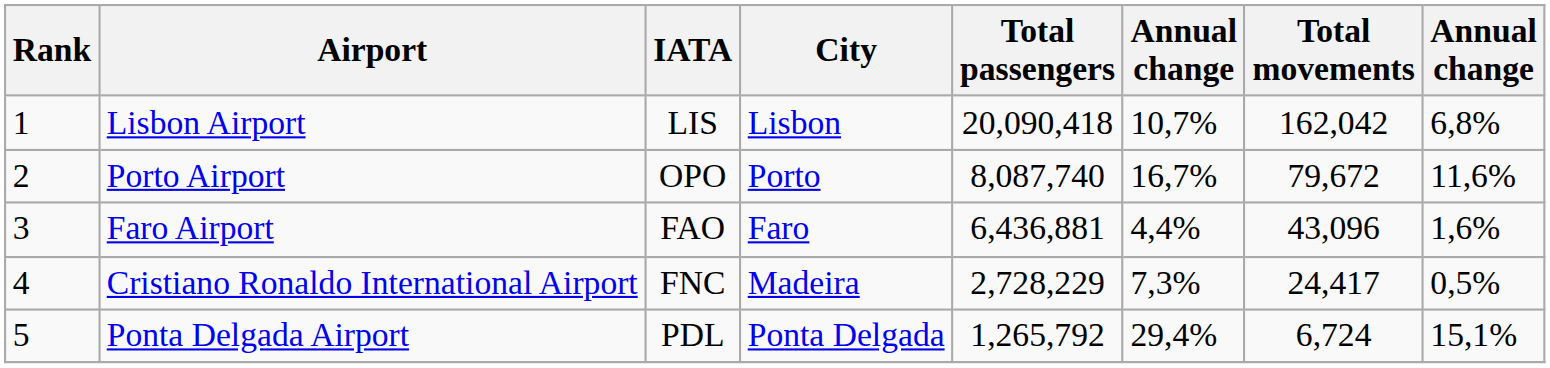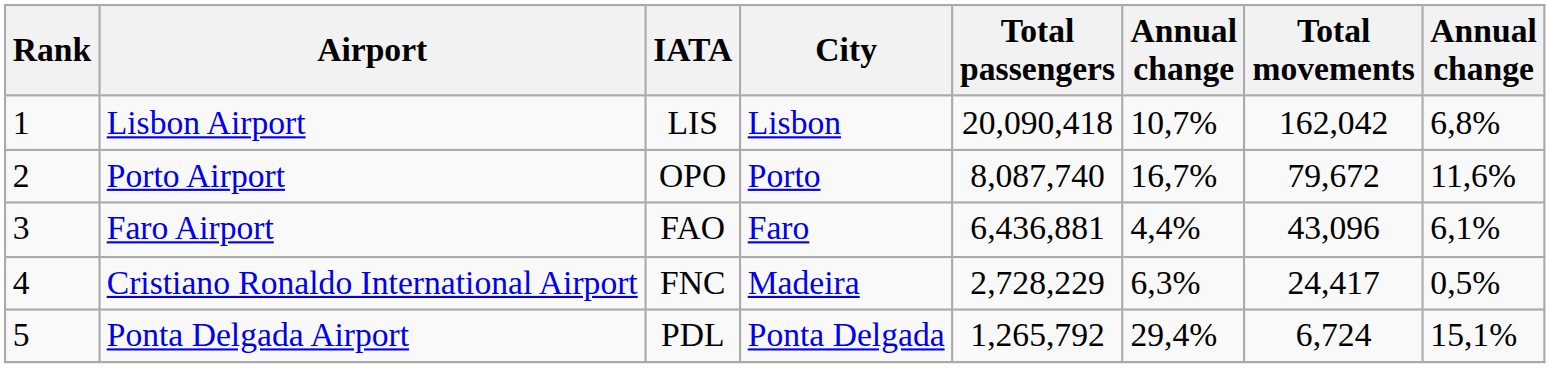(1465, 228) 1,6% -> (1465, 228) 6,1%
(1166, 282) 7,3% -> (1166, 282) 6,3%
